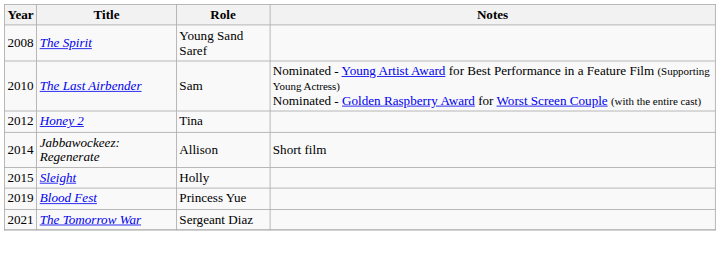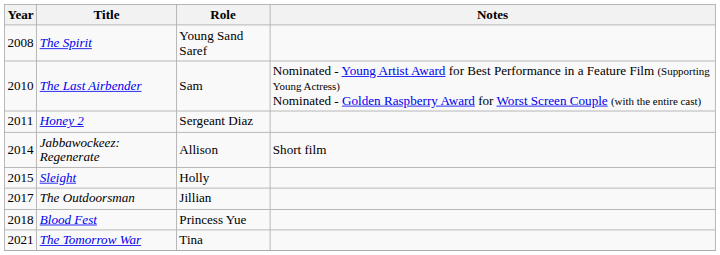(21, 121) 2012 -> (20, 121) 2011
(191, 121) Tina -> (216, 121) Sergeant Diaz
+ row: (87, 198)
(21, 198) 2019 -> (21, 219) 2018
(216, 219) Sergeant Diaz -> (191, 240) Tina
